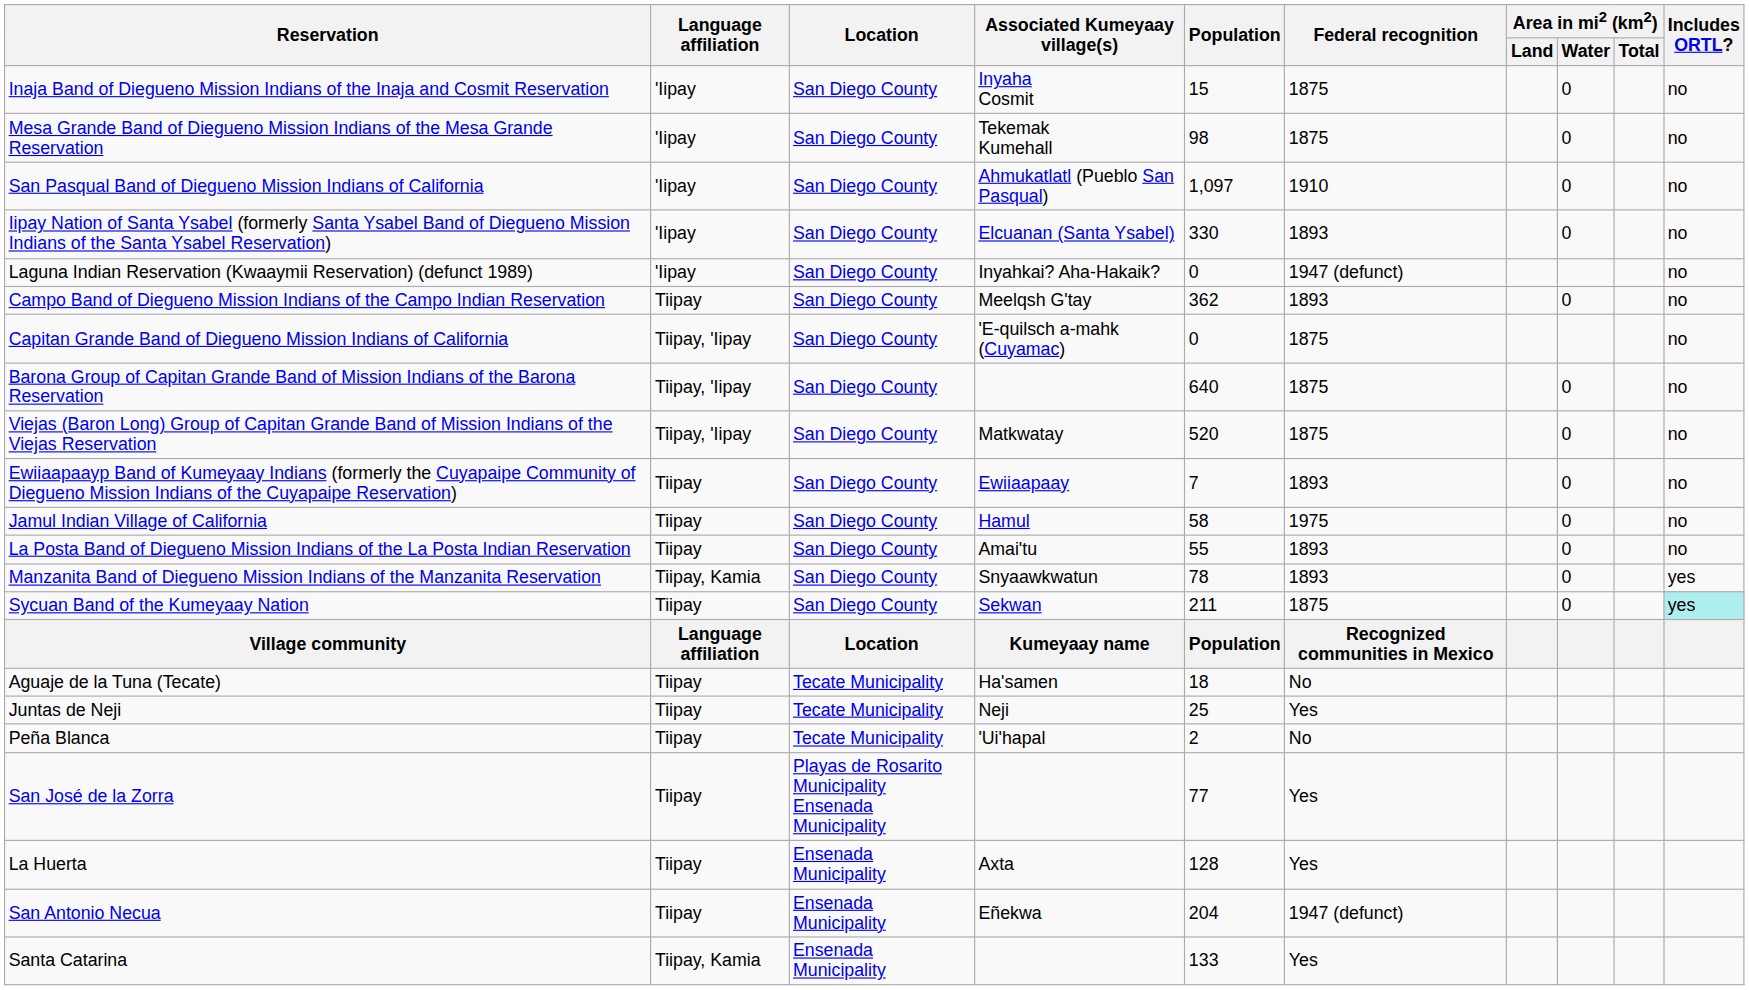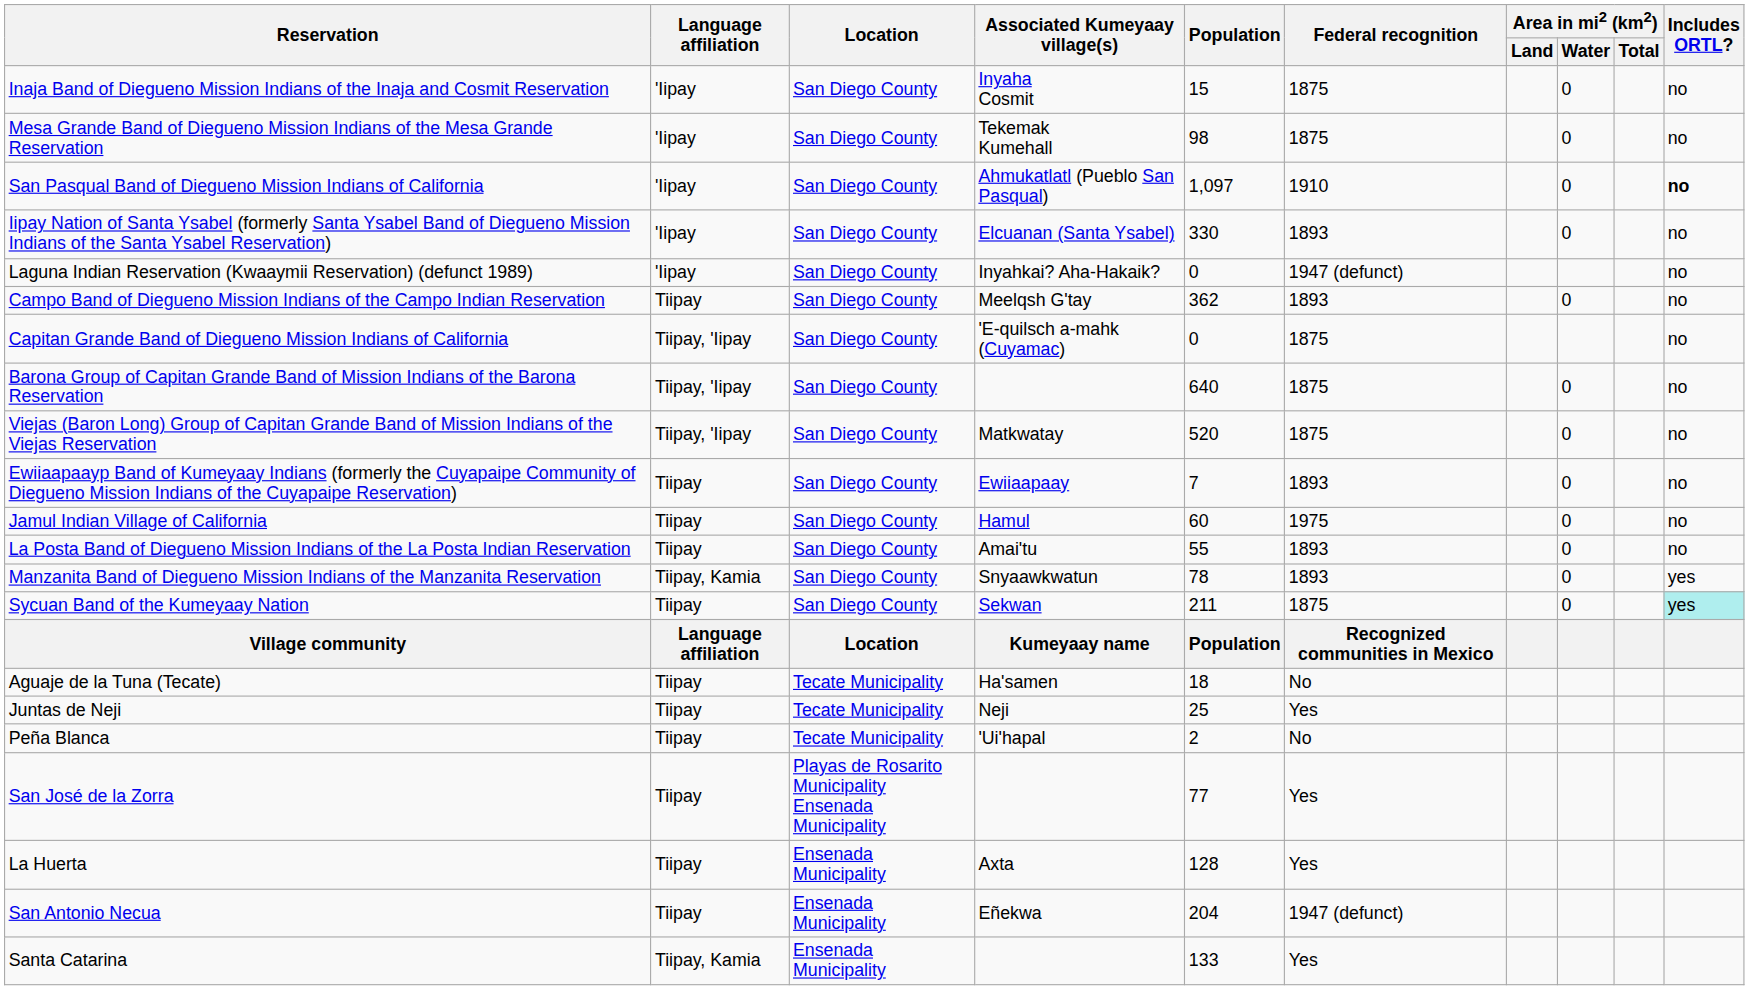(1678, 186) normal -> (1679, 186) bold
(1199, 521) 58 -> (1199, 521) 60
